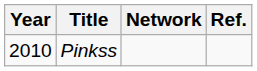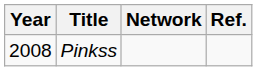(30, 50) 2010 -> (30, 50) 2008
